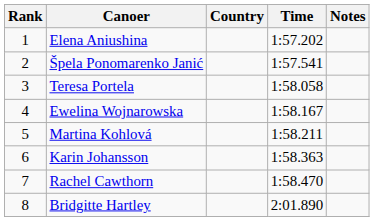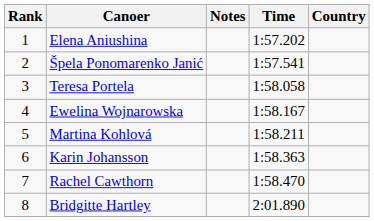columns swapped: (237, 16) <-> (348, 16)
